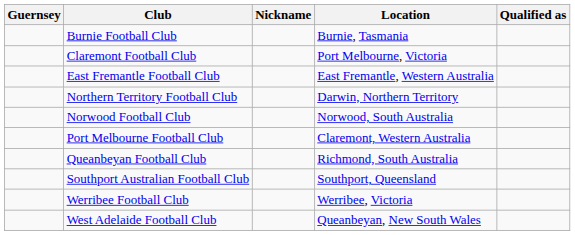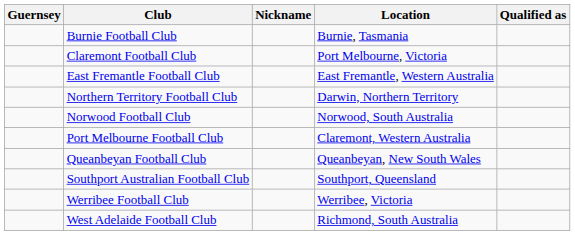(388, 158) Richmond, South Australia -> (399, 158) Queanbeyan, New South Wales
(399, 220) Queanbeyan, New South Wales -> (388, 220) Richmond, South Australia
